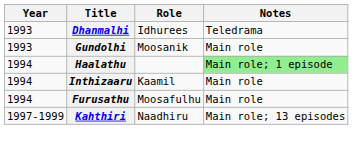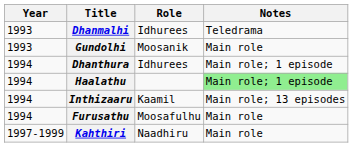+ row: (101, 64)
(234, 82) Main role -> (276, 99) Main role; 13 episodes
(276, 116) Main role; 13 episodes -> (234, 133) Main role
